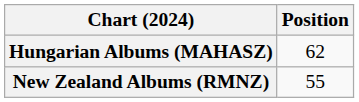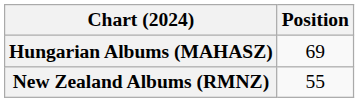(315, 50) 62 -> (315, 50) 69
